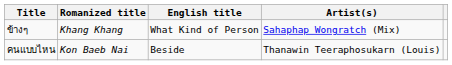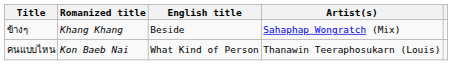(205, 30) What Kind of Person -> (167, 30) Beside
(167, 50) Beside -> (205, 50) What Kind of Person
